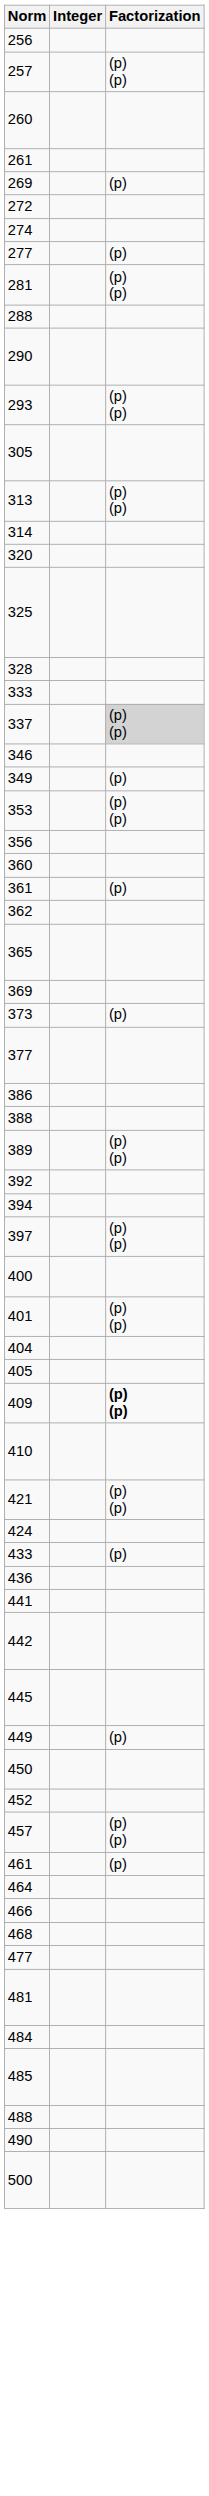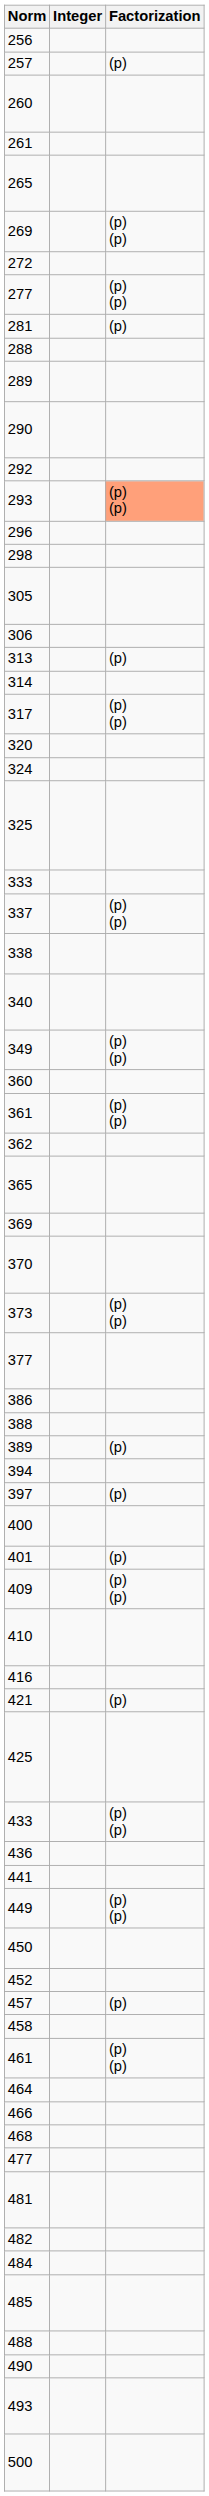(118, 71) (p) (p) -> (118, 63) (p)
+ row: (20, 183)
(118, 183) (p) -> (118, 231) (p) (p)
- row: (20, 229)
(118, 253) (p) -> (118, 294) (p) (p)
(118, 284) (p) (p) -> (118, 326) (p)
+ row: (20, 381)
+ row: (20, 469)
(118, 404) no background -> (118, 501) lightsalmon background
+ row: (20, 532)
+ row: (20, 556)
+ row: (20, 635)
(118, 501) (p) (p) -> (118, 659) (p)
+ row: (20, 714)
+ row: (20, 769)
- row: (20, 668)
(118, 723) lightgrey background -> (118, 913) no background
+ row: (20, 953)
+ row: (20, 1001)
- row: (20, 755)
(118, 778) (p) -> (118, 1049) (p) (p)
- row: (20, 810)
- row: (20, 842)
(118, 888) (p) -> (118, 1113) (p) (p)
+ row: (20, 1264)
(118, 1015) (p) -> (118, 1312) (p) (p)
(118, 1150) (p) (p) -> (118, 1447) (p)
- row: (20, 1181)
(118, 1236) (p) (p) -> (118, 1494) (p)
(118, 1316) (p) (p) -> (118, 1557) (p)
- row: (20, 1348)
- row: (20, 1371)
(118, 1403) bold -> (118, 1589) normal
+ row: (20, 1677)
(118, 1499) (p) (p) -> (118, 1700) (p)
- row: (20, 1531)
+ row: (20, 1756)
(118, 1554) (p) -> (118, 1821) (p) (p)
- row: (20, 1641)
- row: (20, 1697)
(118, 1737) (p) -> (118, 1908) (p) (p)
(118, 1832) (p) (p) -> (118, 2003) (p)
+ row: (20, 2026)
(118, 1863) (p) -> (118, 2058) (p) (p)
+ row: (20, 2239)
+ row: (20, 2406)
